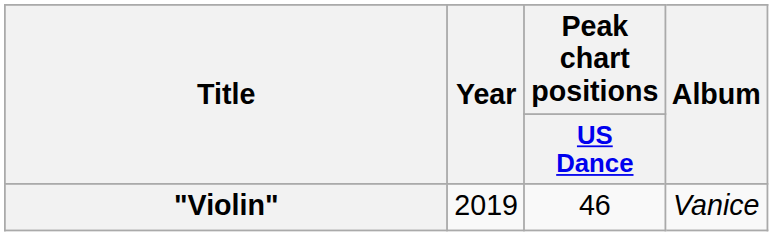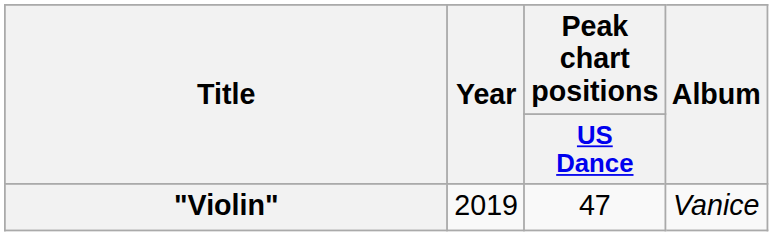(595, 206) 46 -> (595, 206) 47
